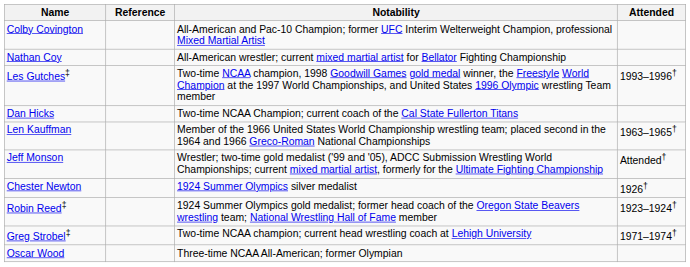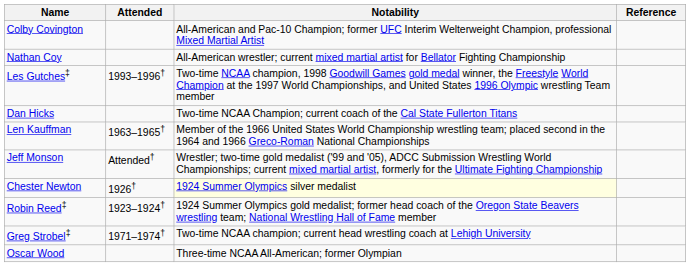columns swapped: (652, 12) <-> (140, 12)
(267, 186) no background -> (266, 186) lightyellow background
